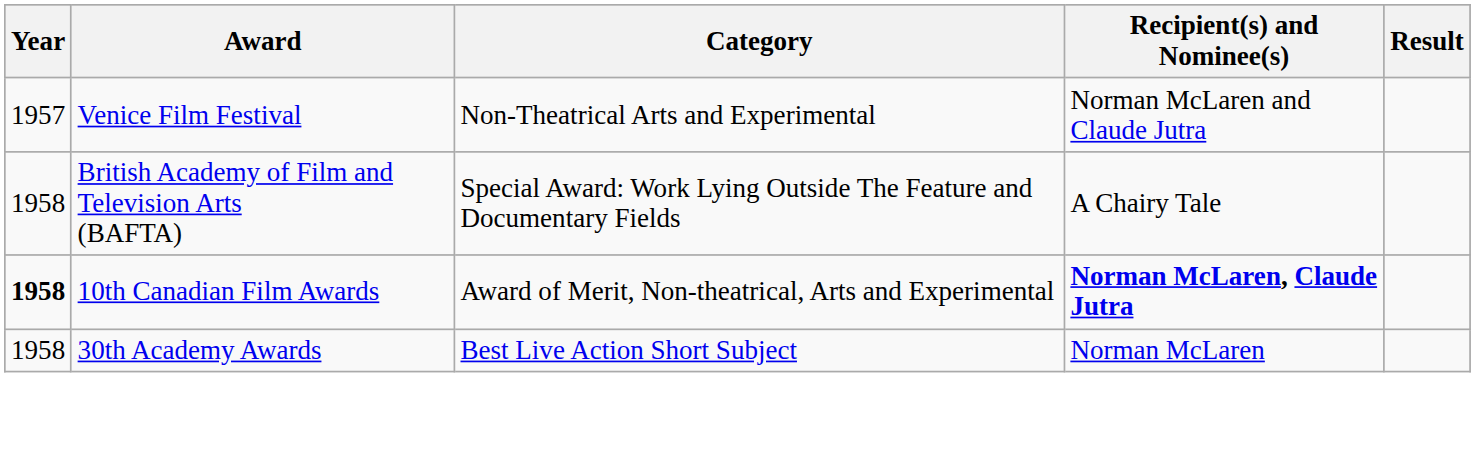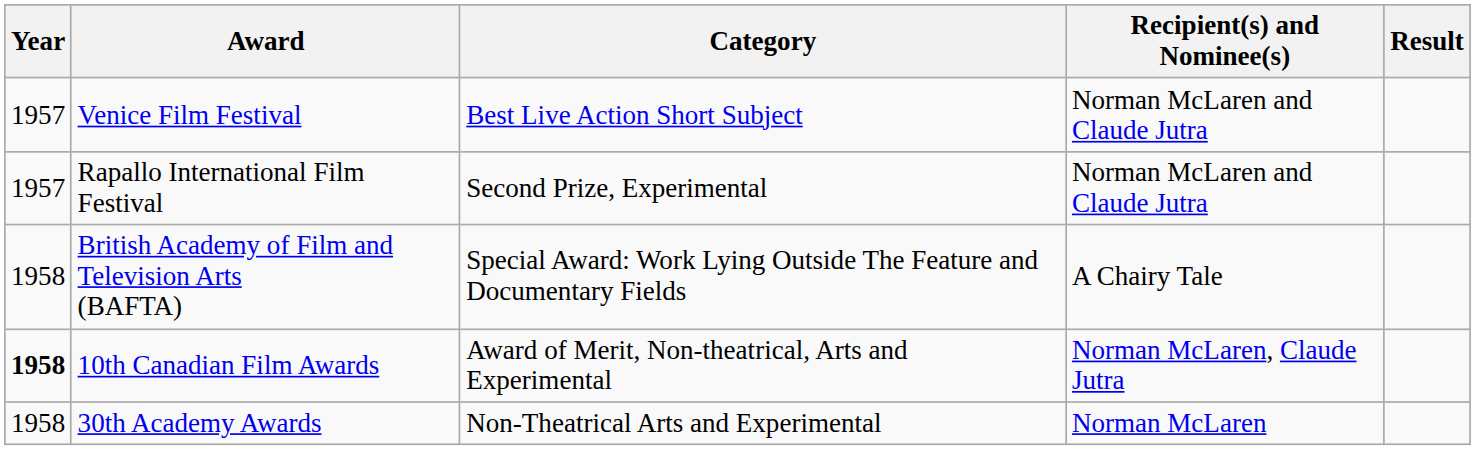(668, 114) Non-Theatrical Arts and Experimental -> (635, 114) Best Live Action Short Subject
+ row: (221, 187)
(1224, 291) bold -> (1214, 364) normal
(629, 349) Best Live Action Short Subject -> (674, 422) Non-Theatrical Arts and Experimental
